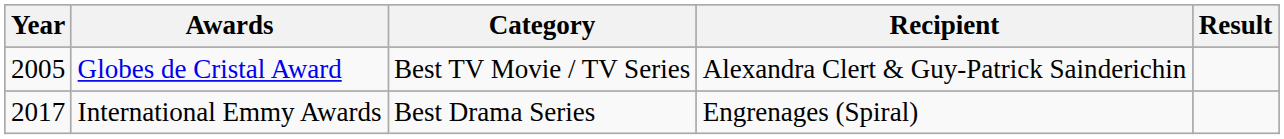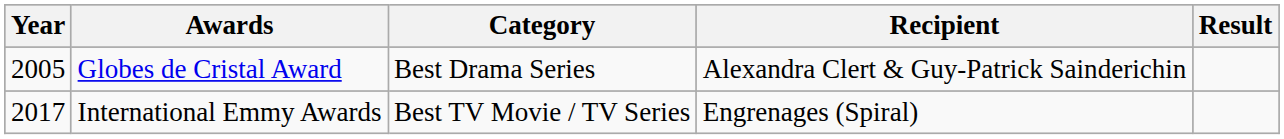(542, 68) Best TV Movie / TV Series -> (495, 68) Best Drama Series
(495, 111) Best Drama Series -> (542, 111) Best TV Movie / TV Series
